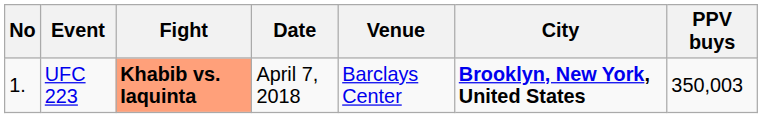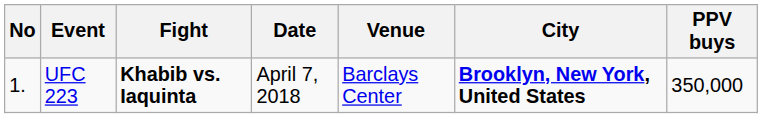(170, 85) lightsalmon background -> (170, 85) no background
(707, 85) 350,003 -> (707, 85) 350,000
